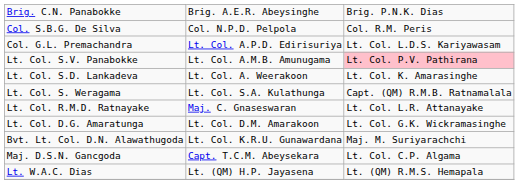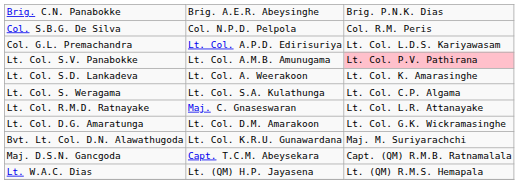(429, 92) Capt. (QM) R.M.B. Ratnamalala -> (403, 92) Lt. Col. C.P. Algama
(403, 155) Lt. Col. C.P. Algama -> (429, 155) Capt. (QM) R.M.B. Ratnamalala
